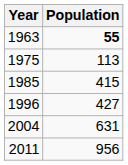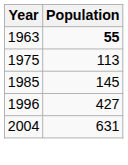(108, 82) 415 -> (108, 82) 145
- row: (24, 149)
